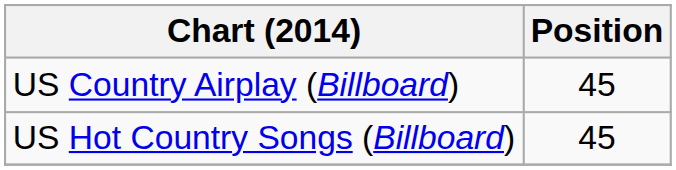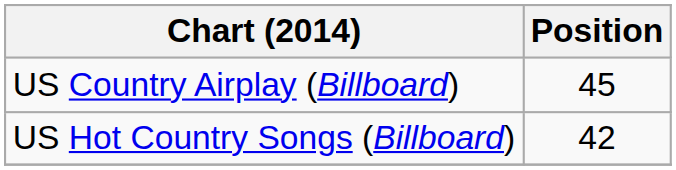(597, 137) 45 -> (597, 137) 42
